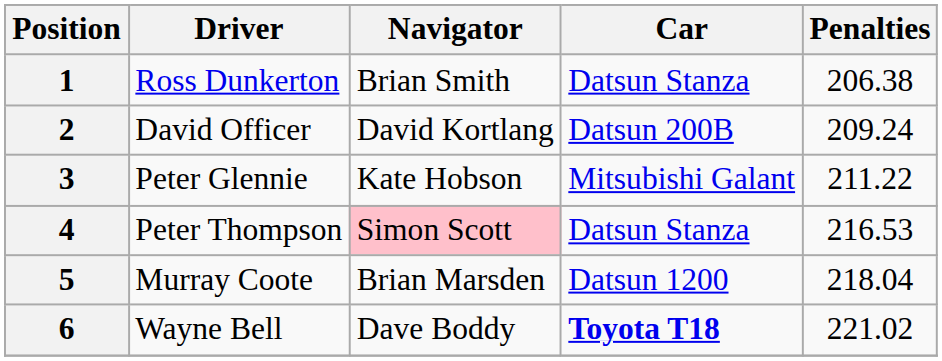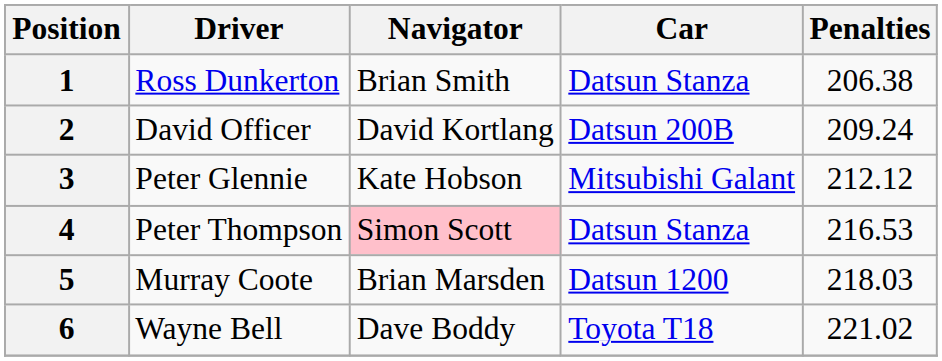(870, 179) 211.22 -> (870, 179) 212.12
(870, 279) 218.04 -> (870, 279) 218.03
(644, 329) bold -> (641, 329) normal
